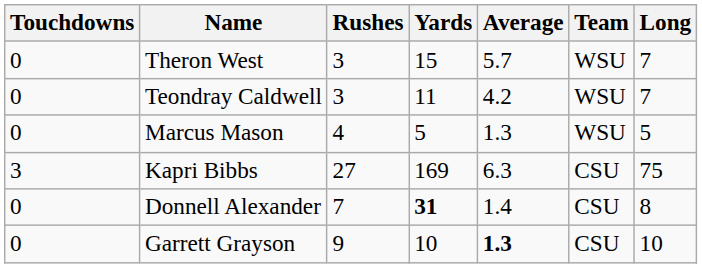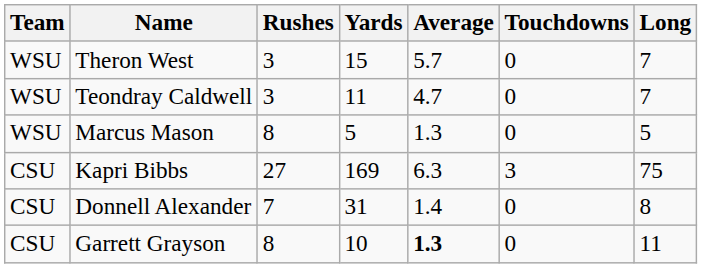columns swapped: (602, 22) <-> (72, 22)
(497, 96) 4.2 -> (428, 96) 4.7
(338, 133) 4 -> (269, 133) 8
(426, 206) bold -> (356, 206) normal
(338, 243) 9 -> (269, 243) 8
(651, 243) 10 -> (651, 243) 11
